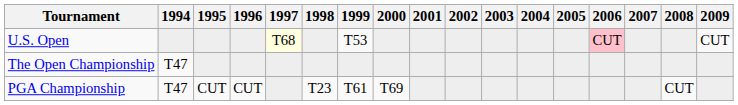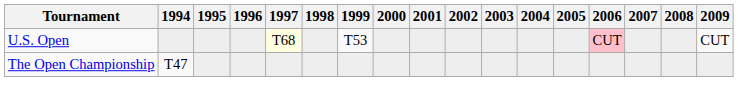- row: (66, 88)
